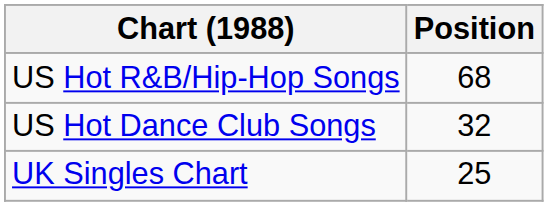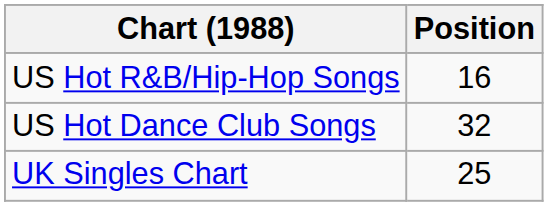(474, 77) 68 -> (474, 77) 16
